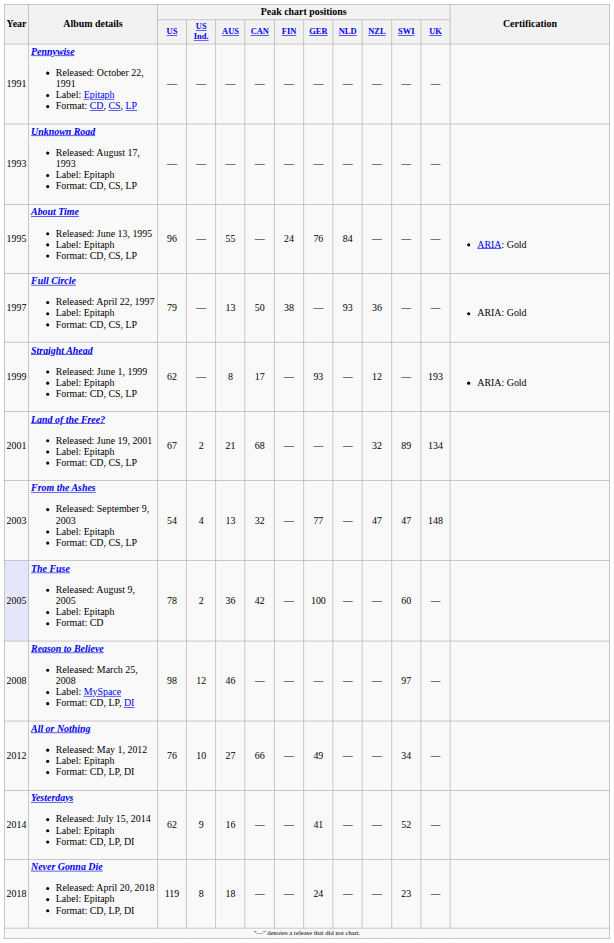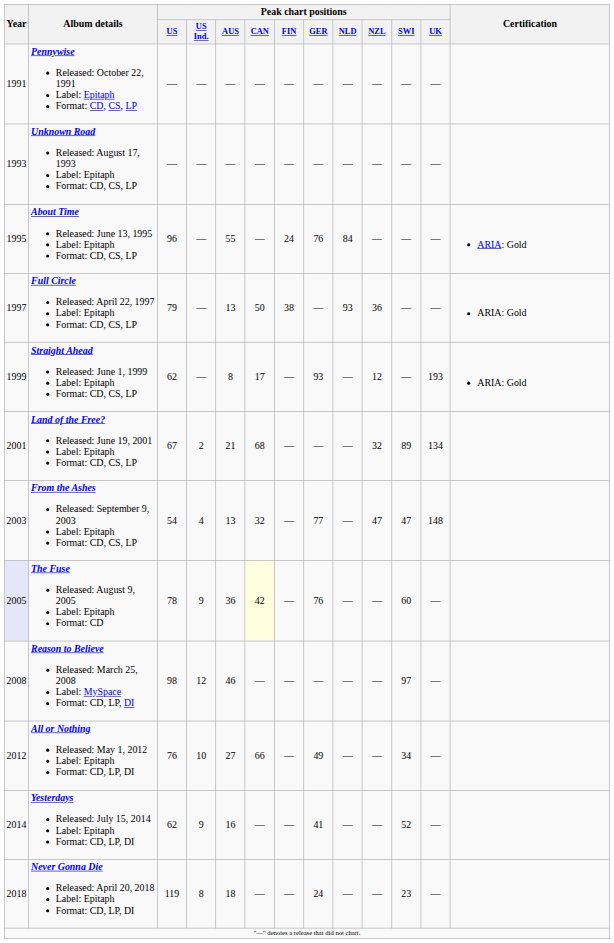(201, 601) 2 -> (201, 601) 9
(260, 601) no background -> (260, 601) lightyellow background
(318, 601) 100 -> (318, 601) 76
